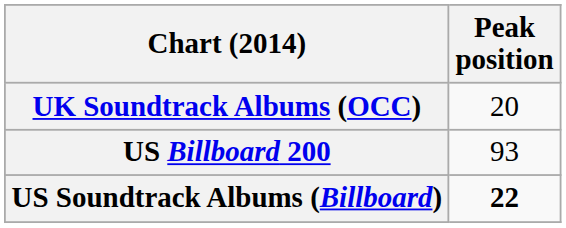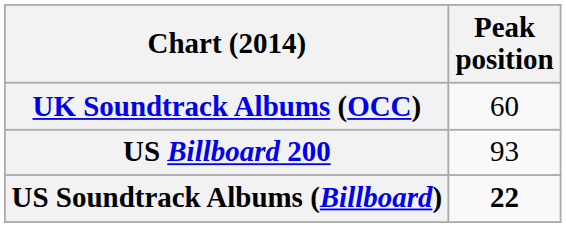(505, 105) 20 -> (505, 105) 60
